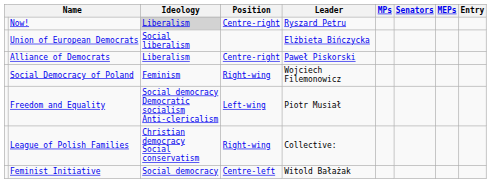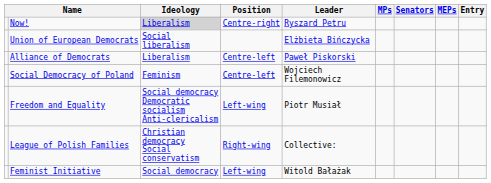(251, 58) Centre-right -> (249, 58) Centre-left
(247, 76) Right-wing -> (249, 76) Centre-left
(249, 172) Centre-left -> (244, 172) Left-wing
